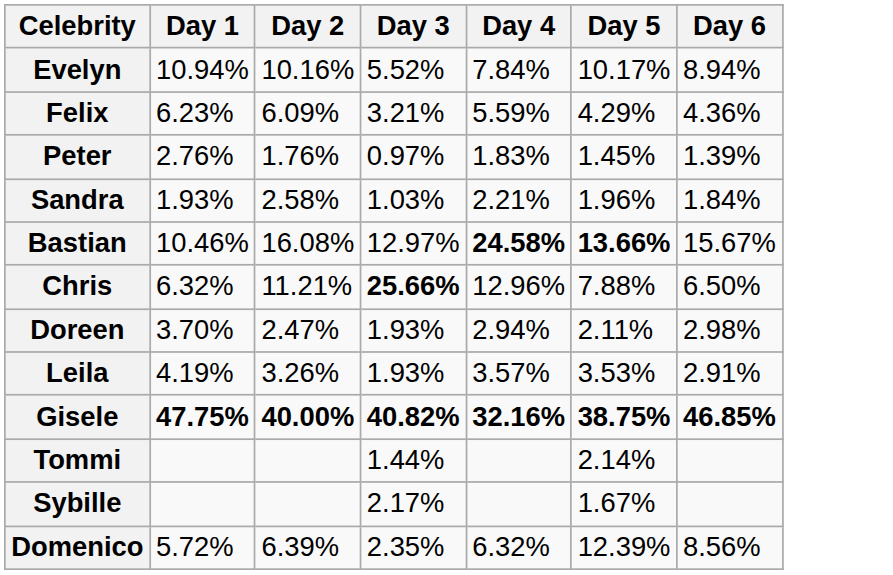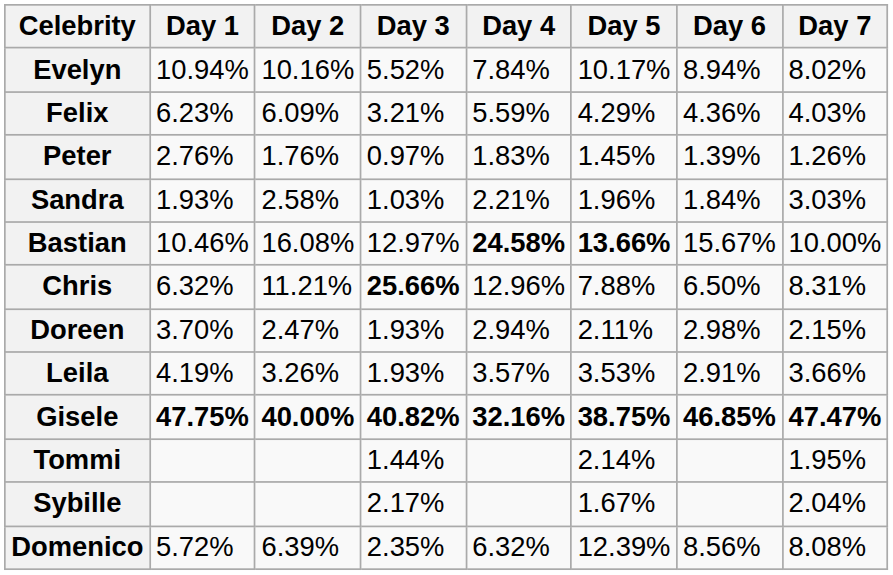+ column: (835, 26)
